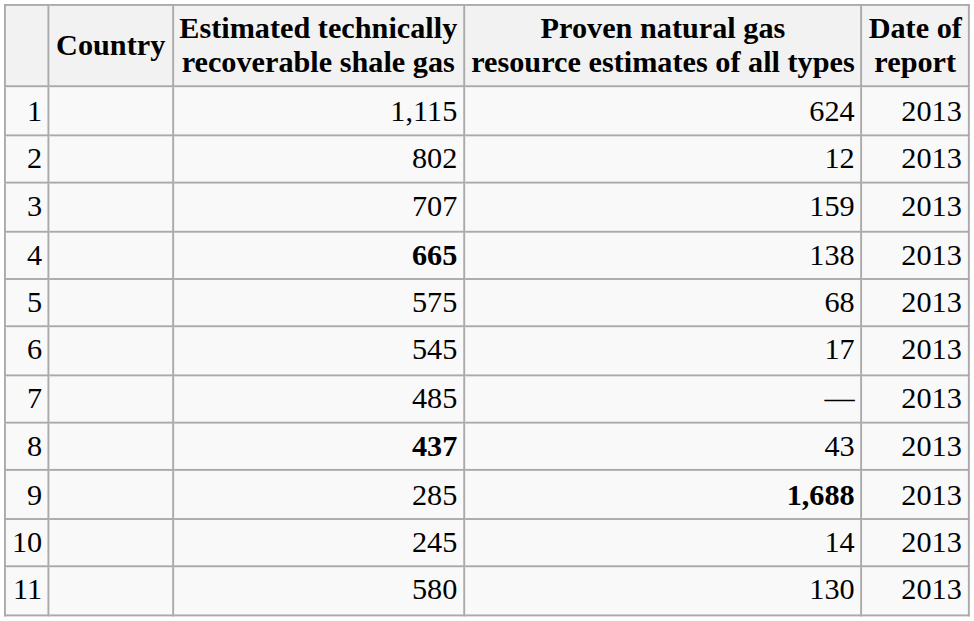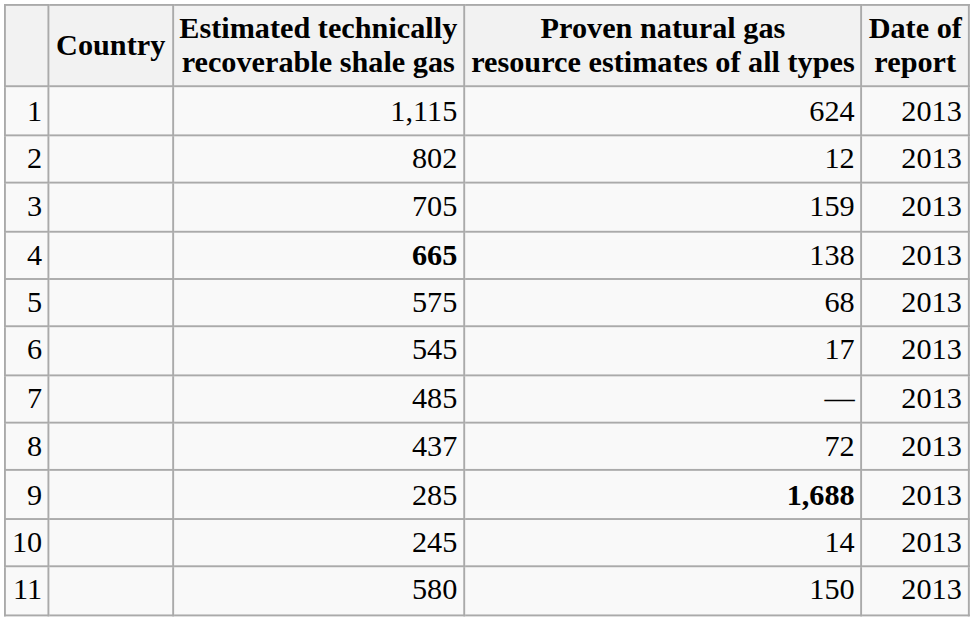(435, 206) 707 -> (435, 206) 705
(435, 446) bold -> (435, 446) normal
(840, 446) 43 -> (840, 446) 72
(832, 590) 130 -> (832, 590) 150
